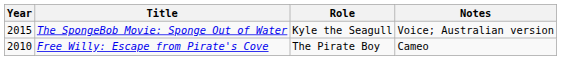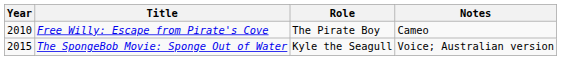rows swapped: (153, 47) <-> (162, 30)
